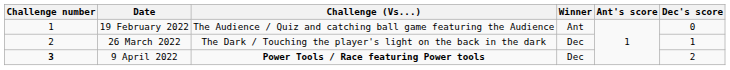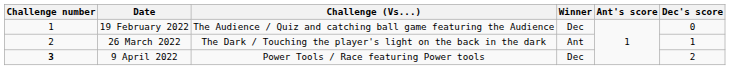(575, 27) Ant -> (575, 27) Dec
(575, 42) Dec -> (575, 42) Ant
(374, 57) bold -> (374, 57) normal
